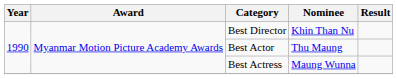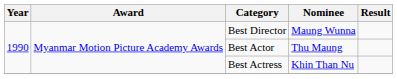(323, 30) Khin Than Nu -> (323, 30) Maung Wunna
(323, 64) Maung Wunna -> (323, 64) Khin Than Nu
